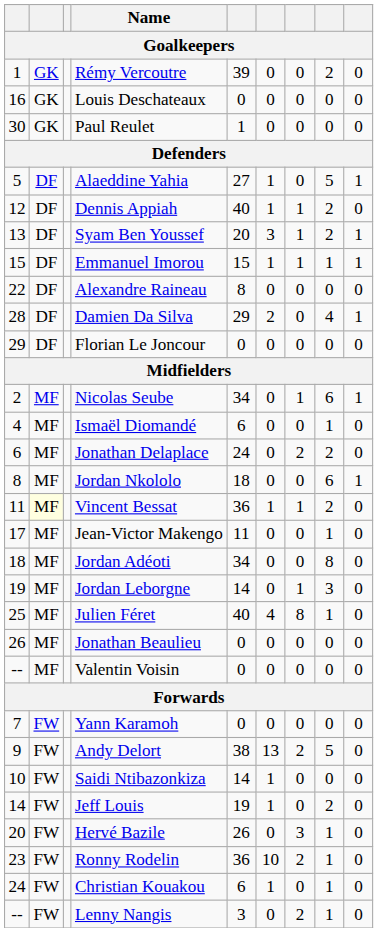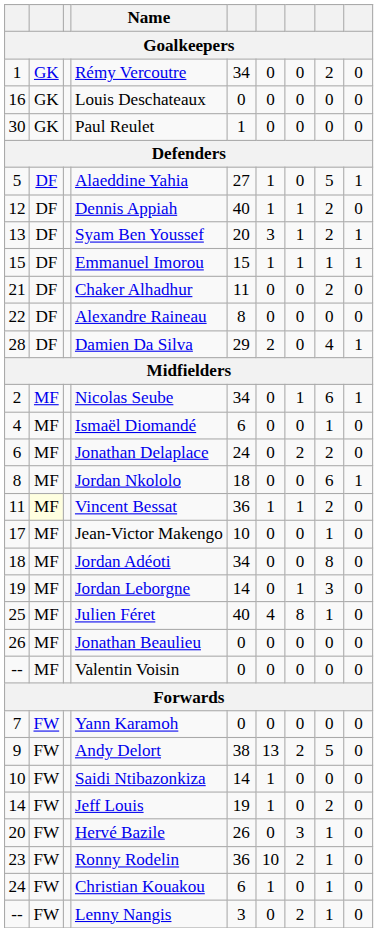(241, 72) 39 -> (241, 72) 34
+ row: (134, 289)
- row: (140, 343)
(241, 533) 11 -> (241, 533) 10
